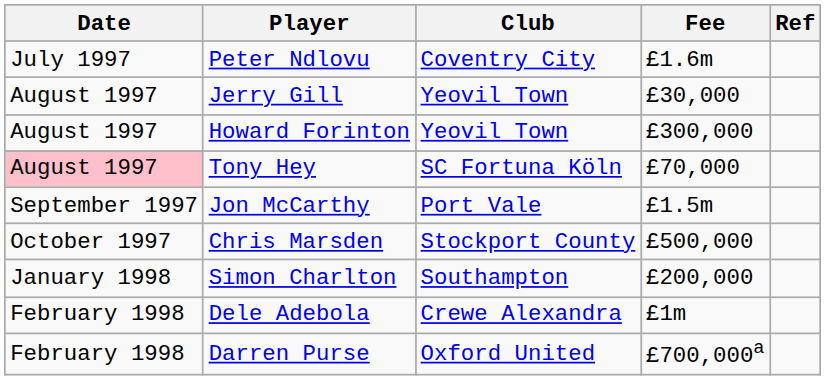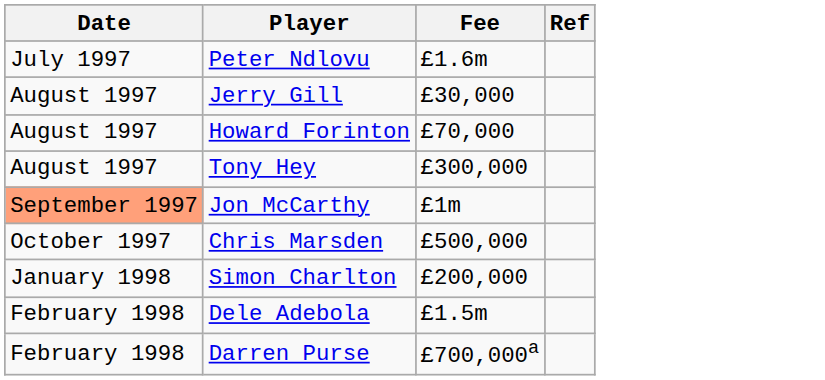- column: (528, 23)
(700, 132) £300,000 -> (468, 132) £70,000
(84, 169) pink background -> (84, 169) no background
(693, 169) £70,000 -> (474, 169) £300,000
(104, 205) no background -> (104, 205) lightsalmon background
(680, 205) £1.5m -> (441, 205) £1m
(666, 315) £1m -> (454, 315) £1.5m
